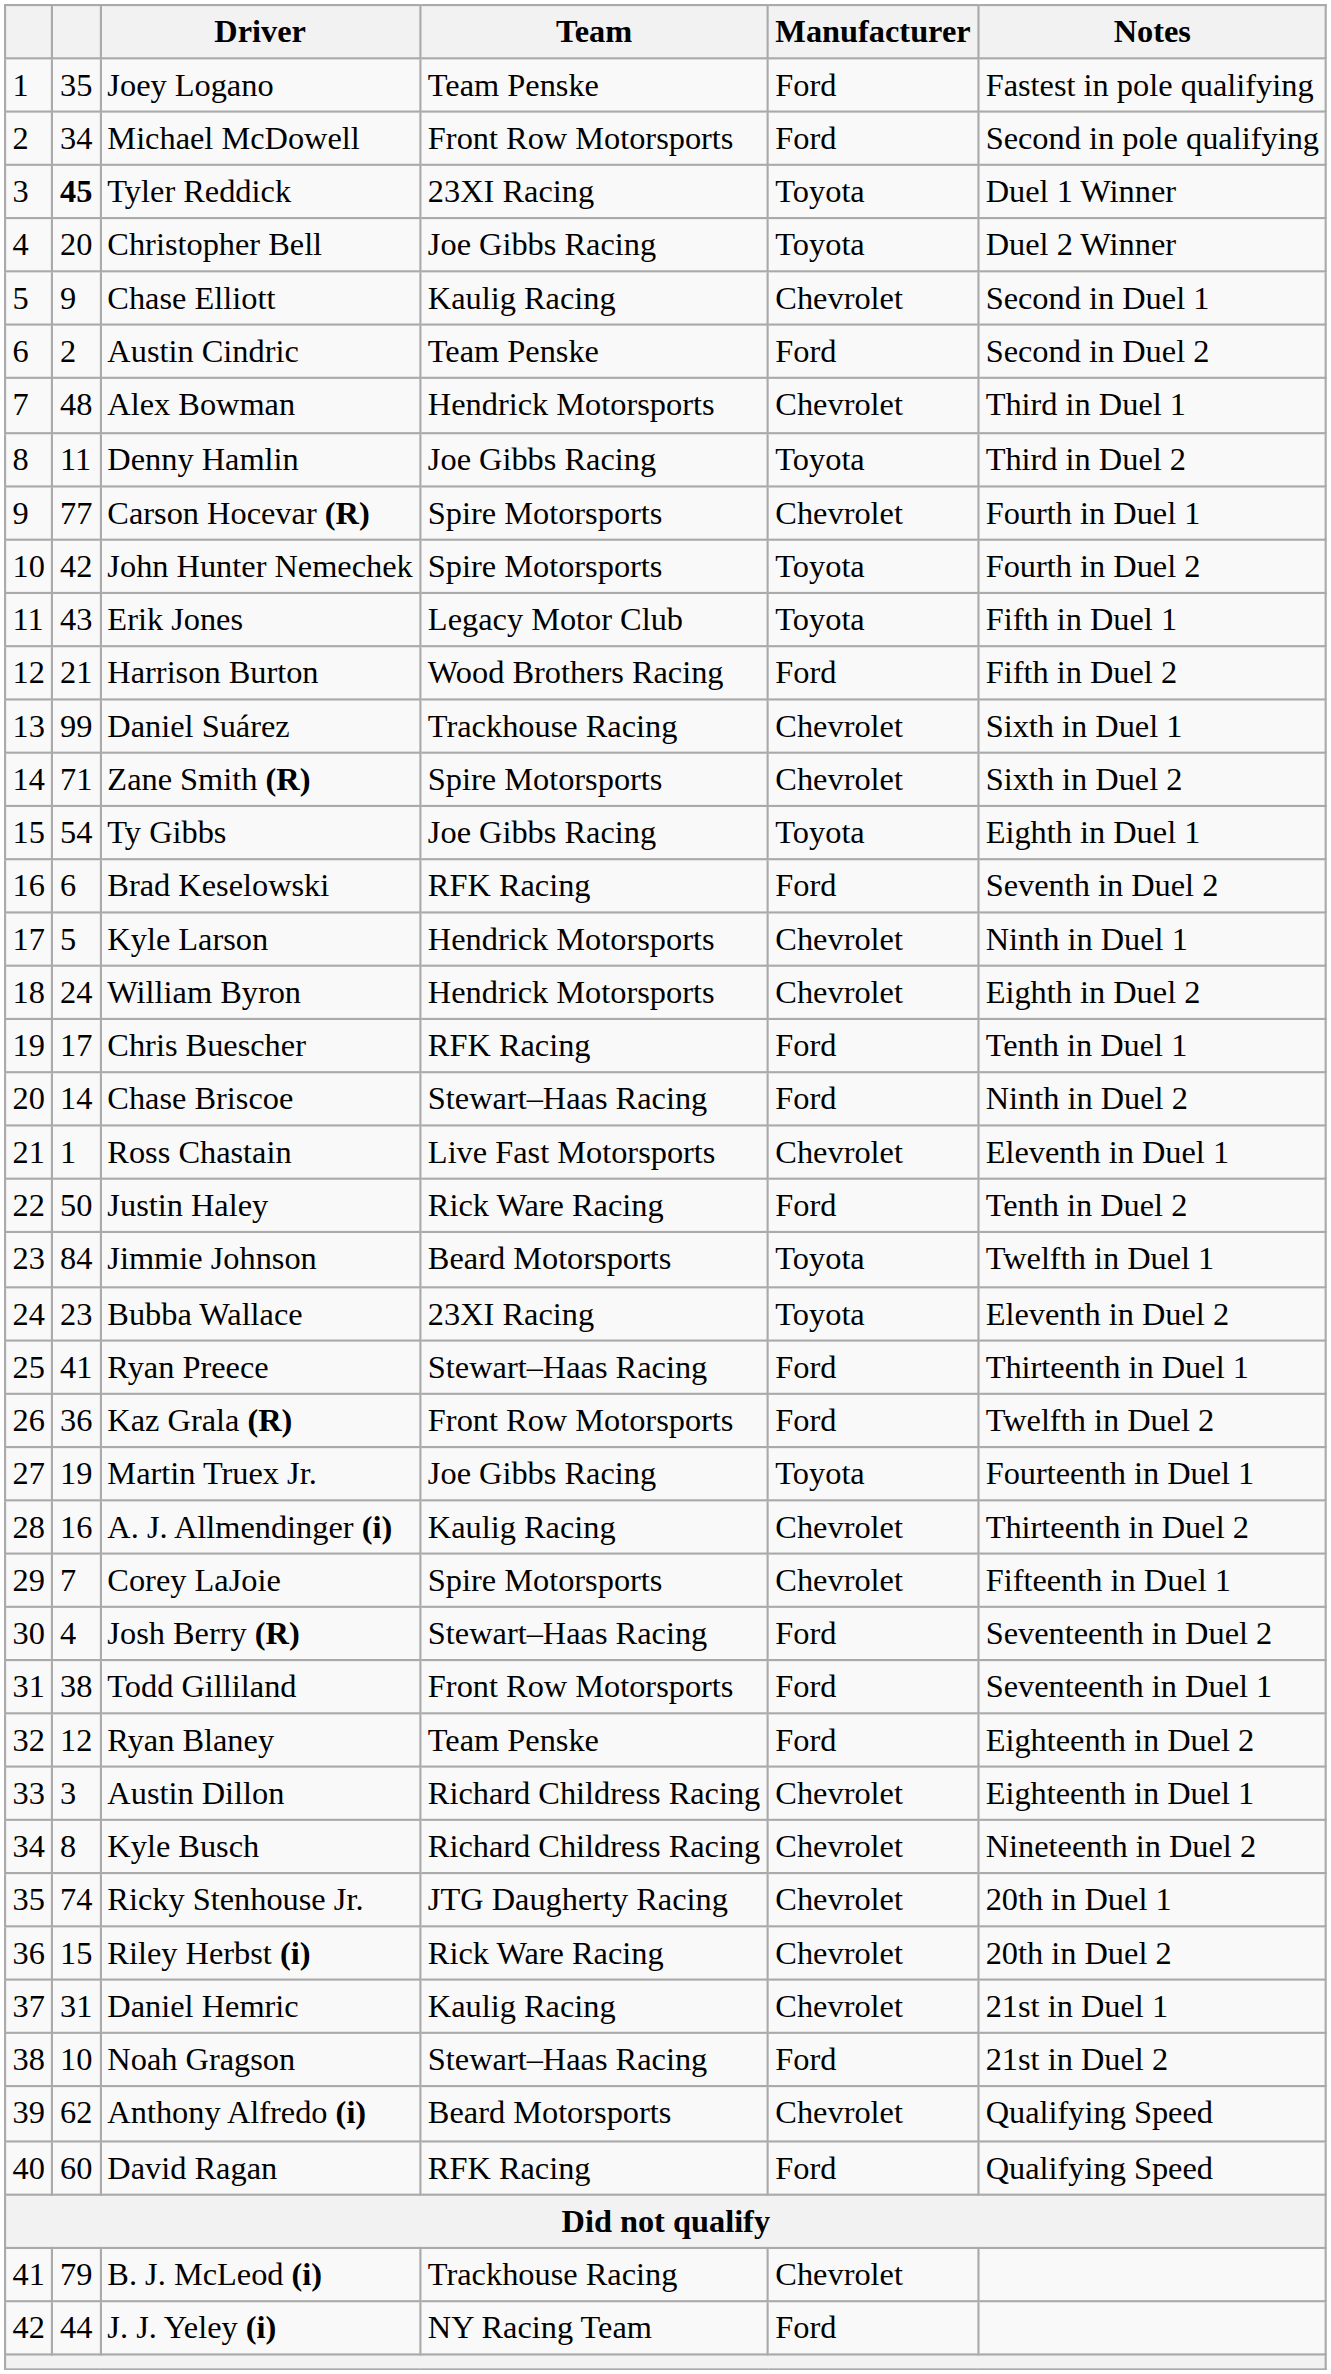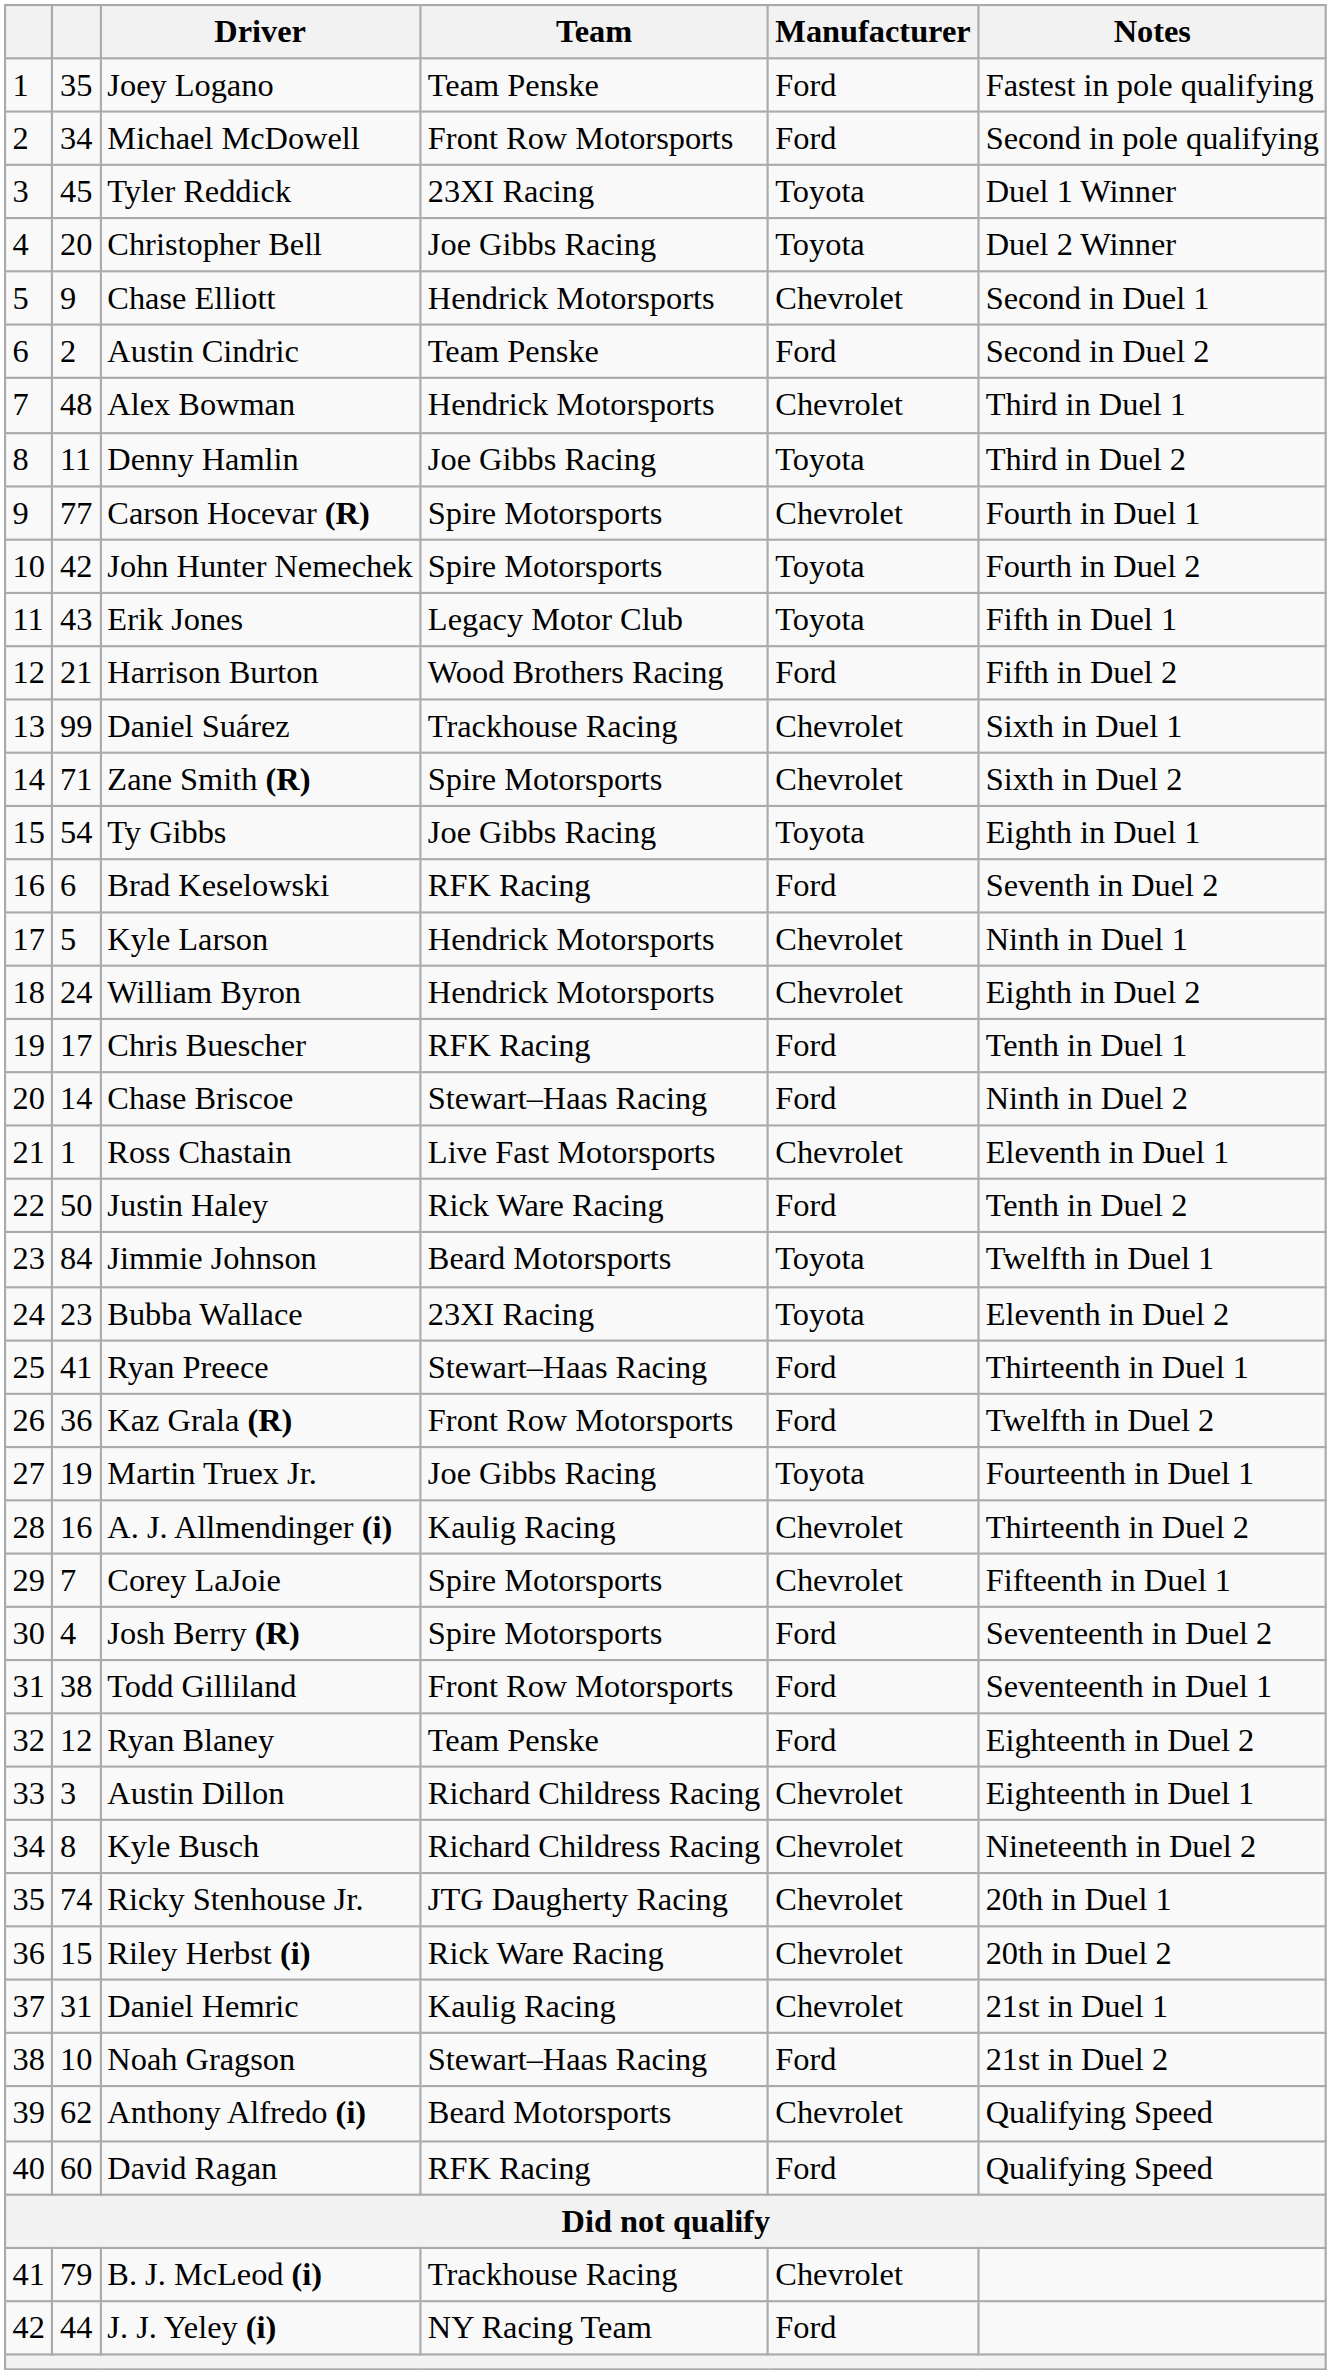(76, 191) bold -> (76, 191) normal
(522, 298) Kaulig Racing -> (571, 298) Hendrick Motorsports
(568, 1632) Stewart–Haas Racing -> (545, 1632) Spire Motorsports
